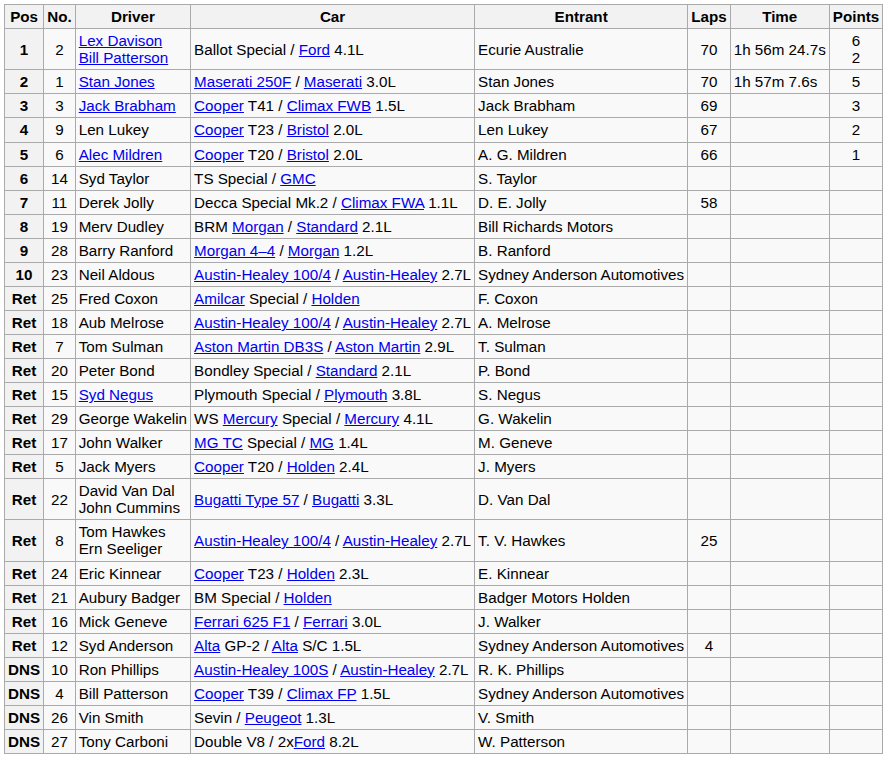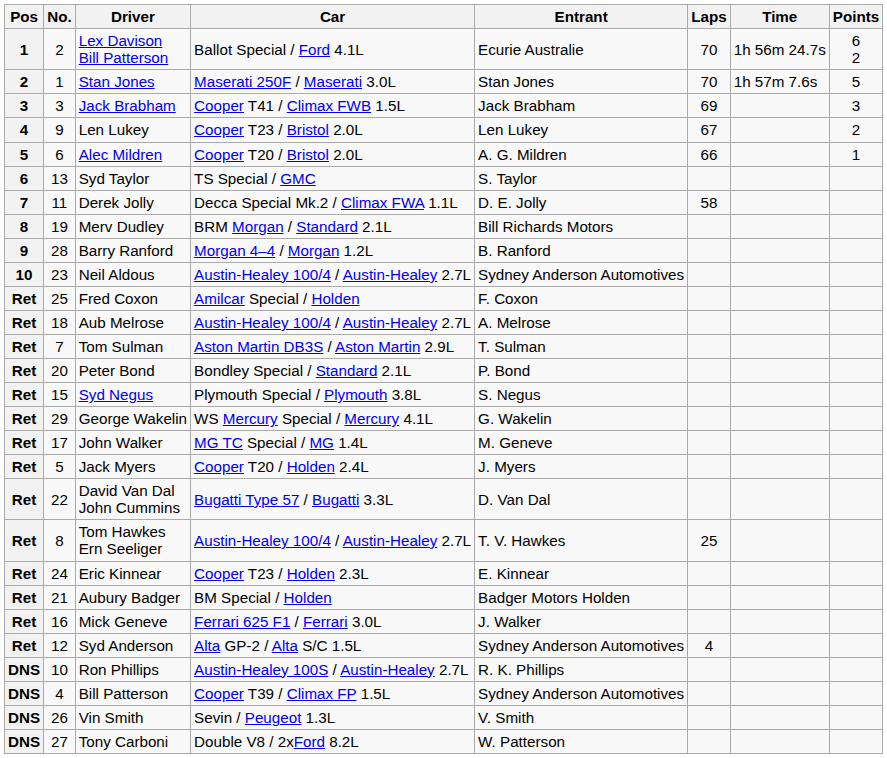(59, 178) 14 -> (59, 178) 13
